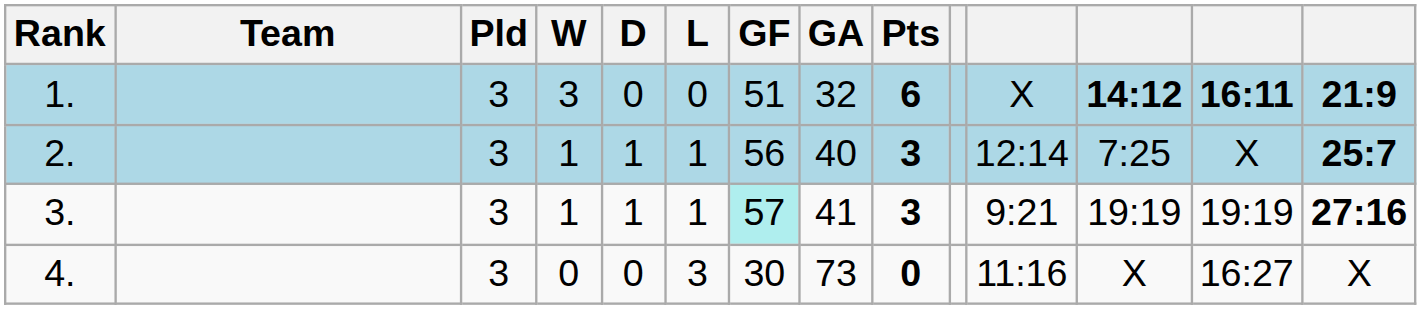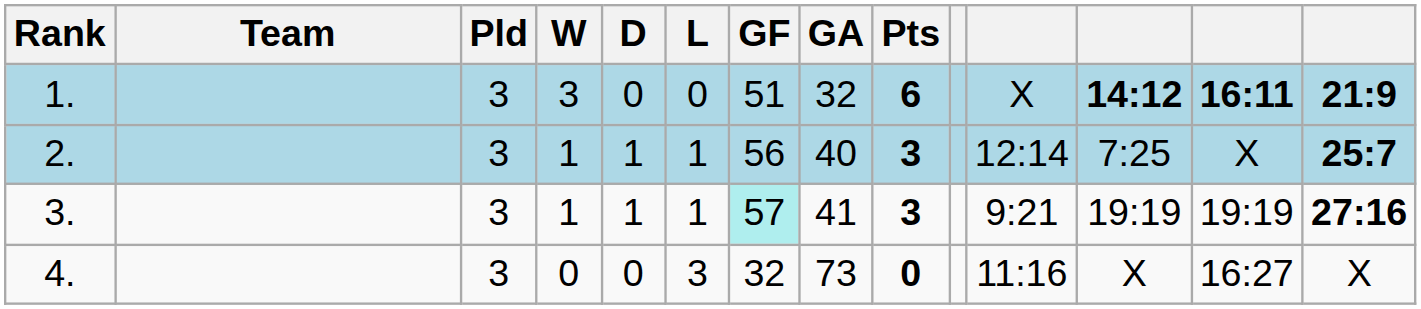(764, 272) 30 -> (764, 272) 32
